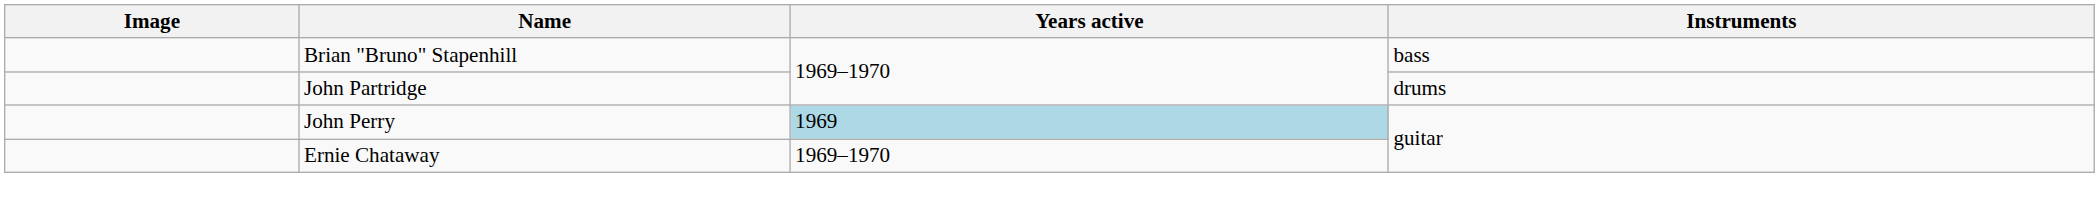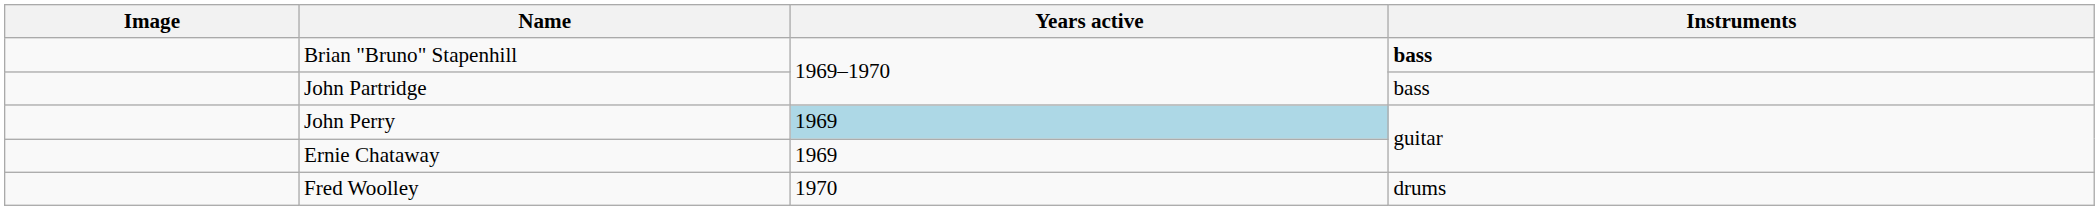(1412, 54) normal -> (1413, 54) bold
(1420, 88) drums -> (1412, 88) bass
(843, 155) 1969–1970 -> (816, 155) 1969
+ row: (361, 188)
